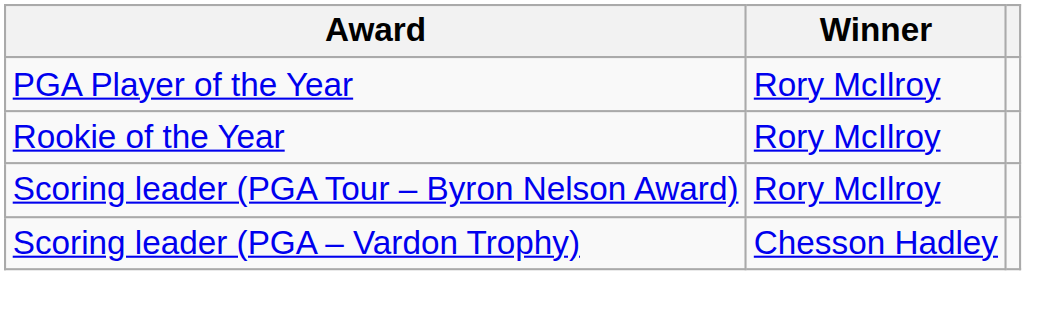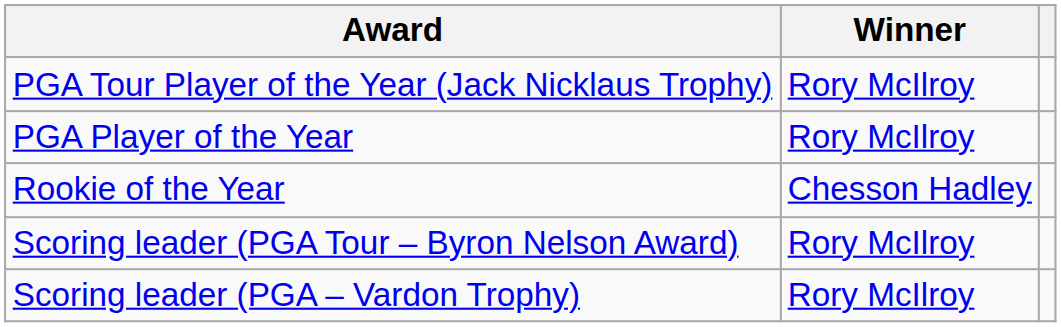+ row: (393, 83)
(847, 136) Rory McIlroy -> (910, 189) Chesson Hadley
(876, 242) Chesson Hadley -> (881, 294) Rory McIlroy
